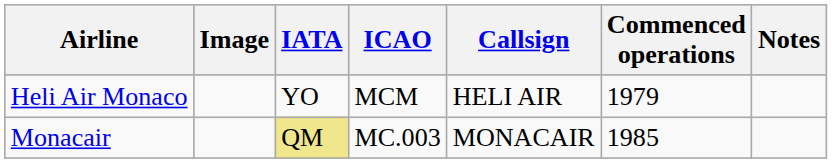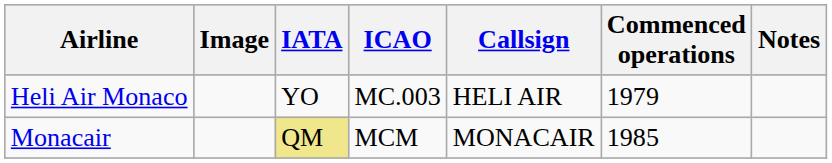(386, 95) MCM -> (398, 95) MC.003
(398, 137) MC.003 -> (386, 137) MCM
